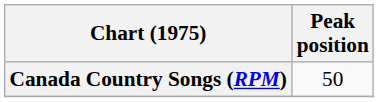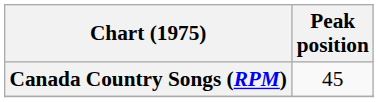(333, 79) 50 -> (333, 79) 45
